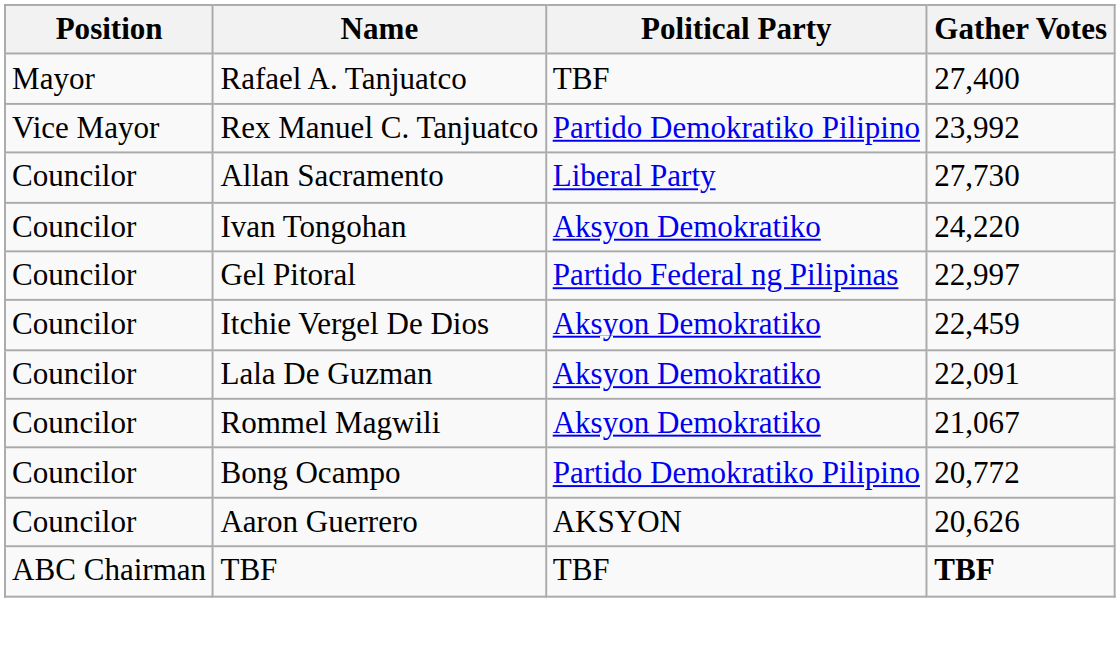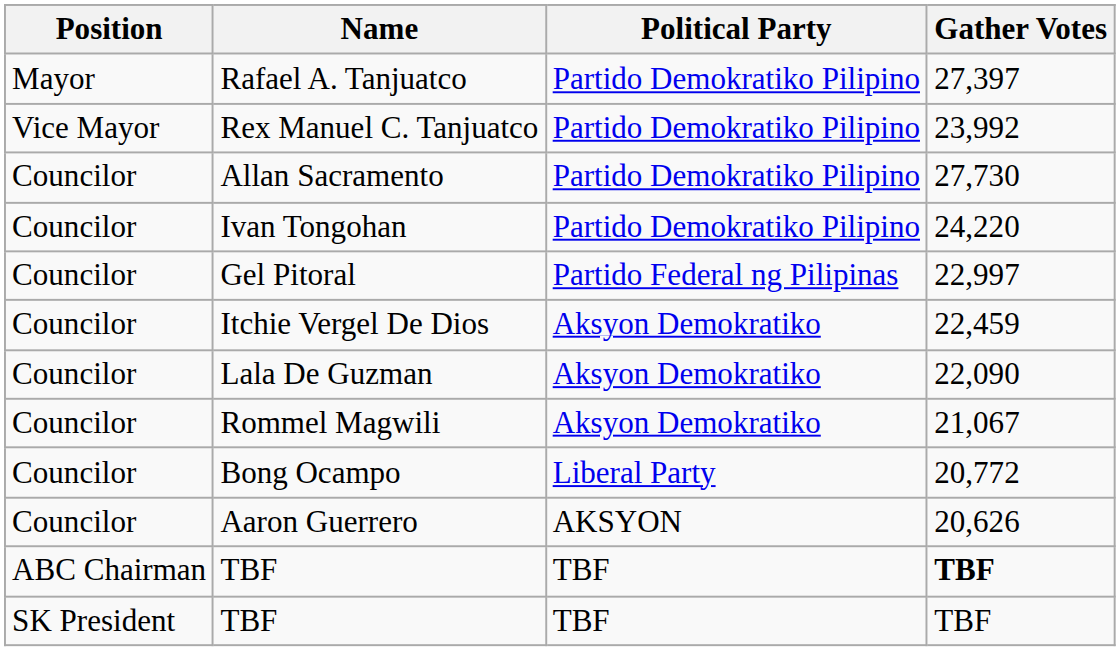(581, 78) TBF -> (736, 78) Partido Demokratiko Pilipino
(977, 78) 27,400 -> (977, 78) 27,397
(634, 176) Liberal Party -> (736, 176) Partido Demokratiko Pilipino
(687, 226) Aksyon Demokratiko -> (736, 226) Partido Demokratiko Pilipino
(977, 373) 22,091 -> (977, 373) 22,090
(736, 472) Partido Demokratiko Pilipino -> (634, 472) Liberal Party
+ row: (94, 619)
